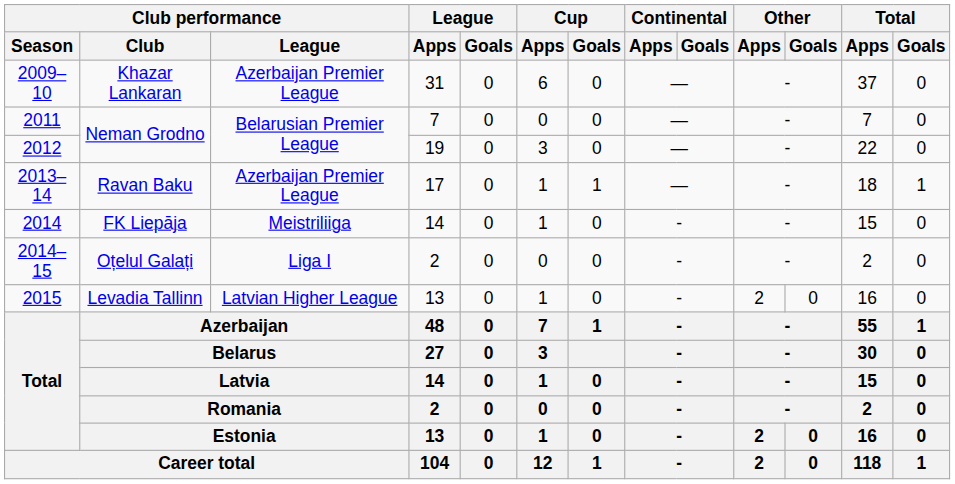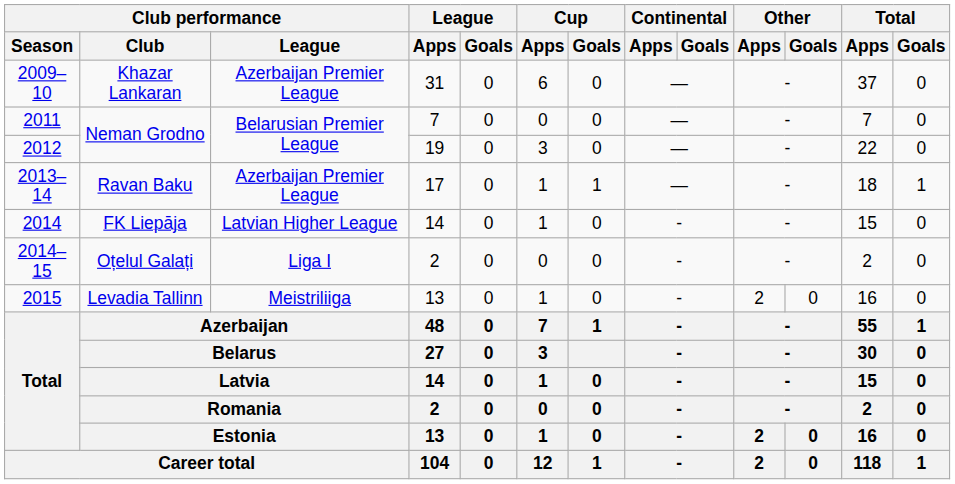(310, 223) Meistriliiga -> (310, 223) Latvian Higher League
(310, 298) Latvian Higher League -> (310, 298) Meistriliiga
